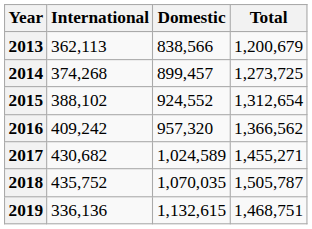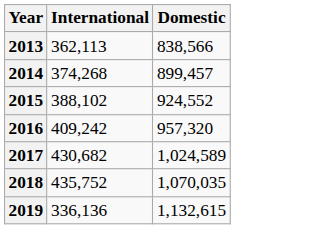- column: (269, 18)
